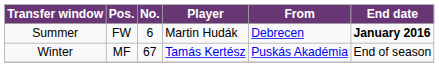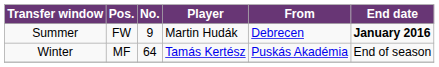(150, 33) 6 -> (150, 33) 9
(150, 52) 67 -> (150, 52) 64
